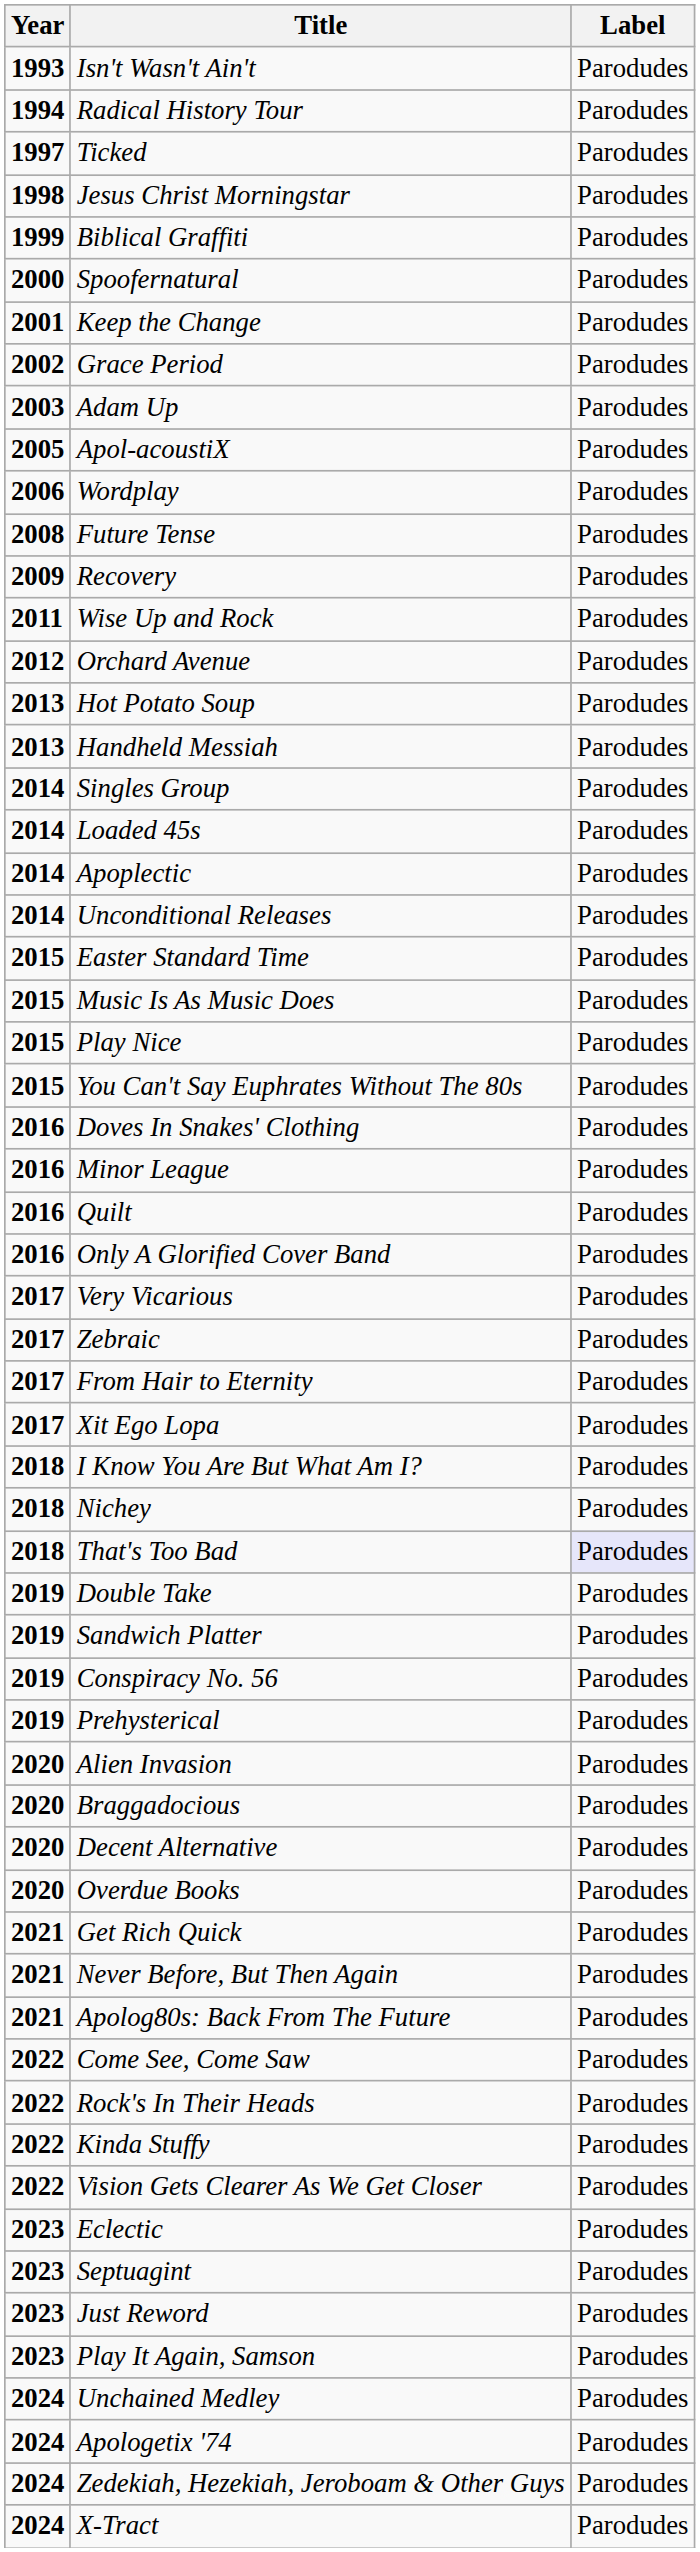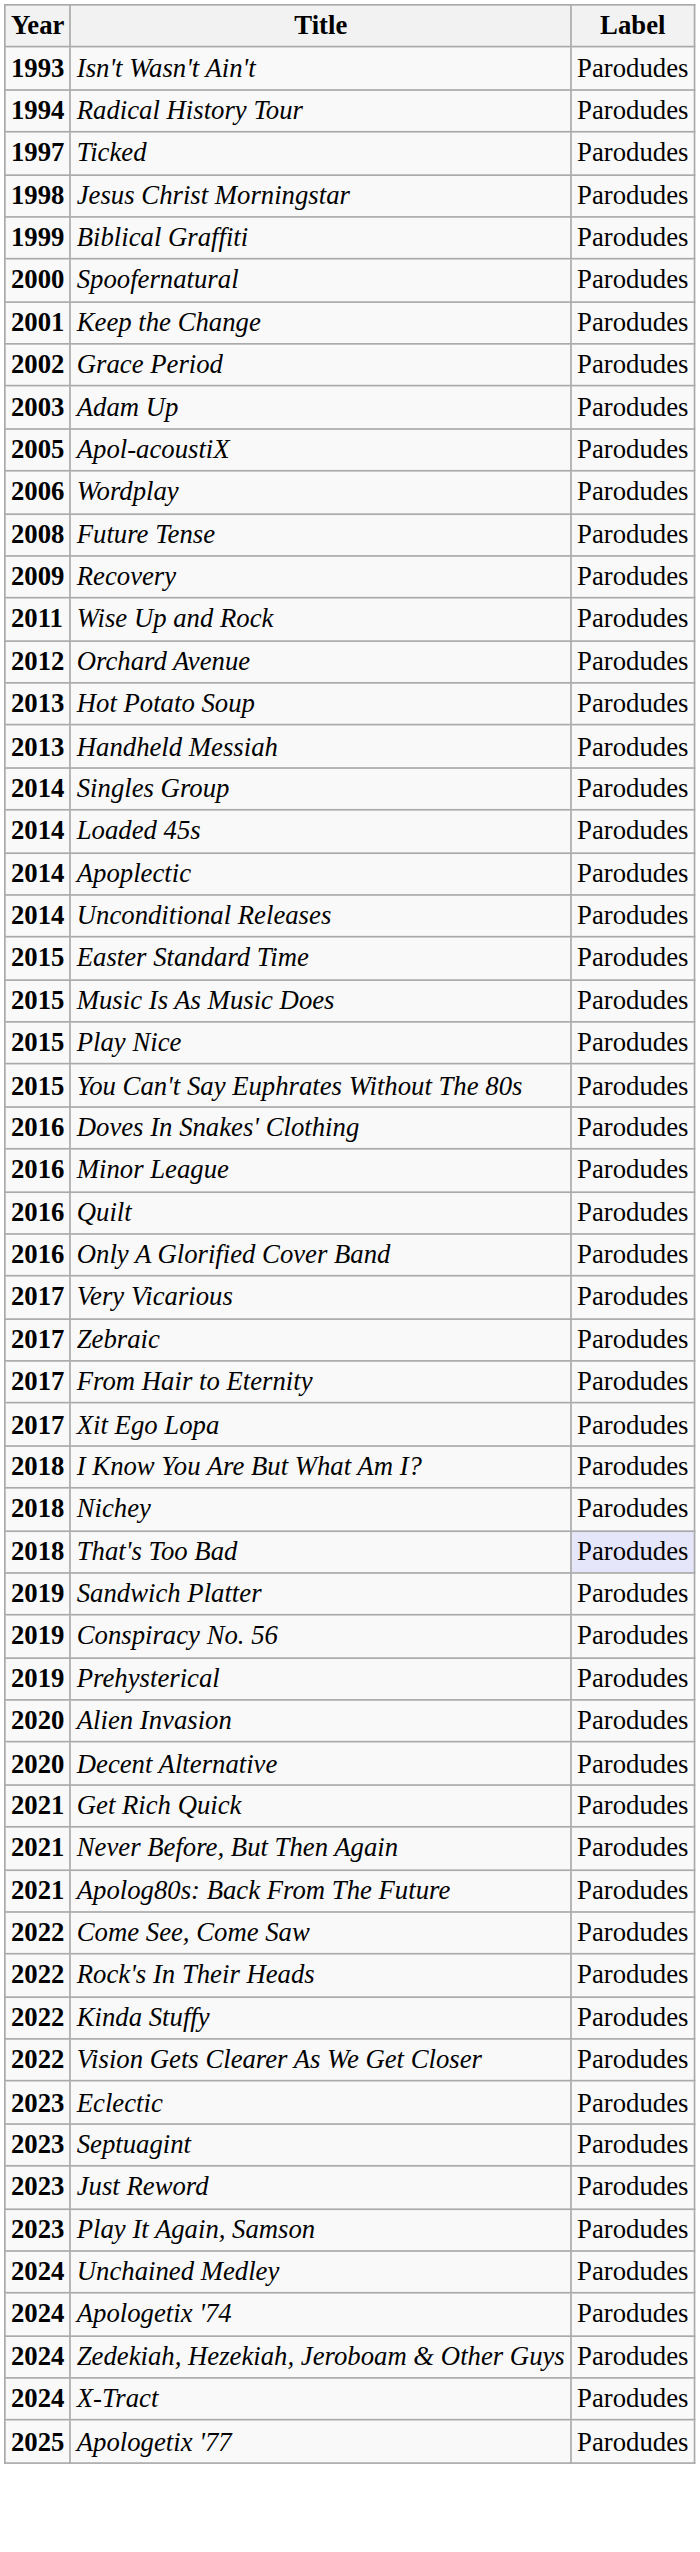- row: (144, 1593)
- row: (158, 1805)
- row: (158, 1890)
+ row: (154, 2441)
